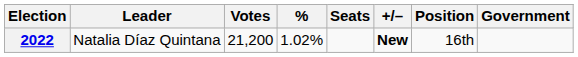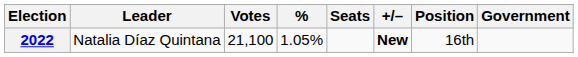(250, 40) 21,200 -> (250, 40) 21,100
(302, 40) 1.02% -> (302, 40) 1.05%
